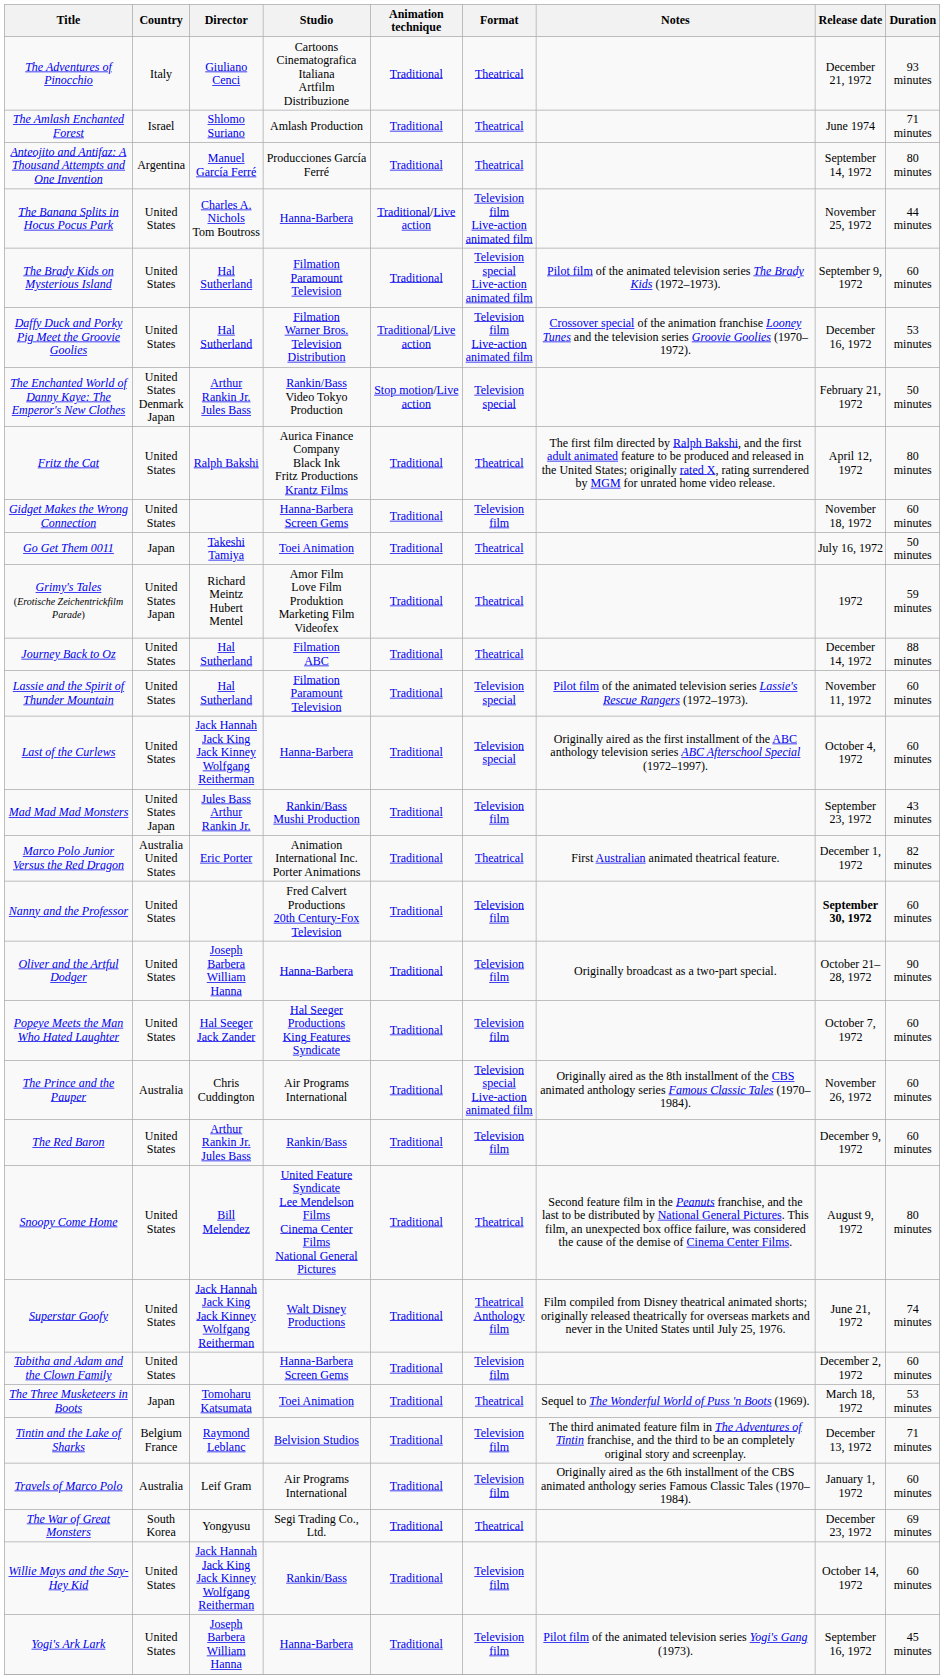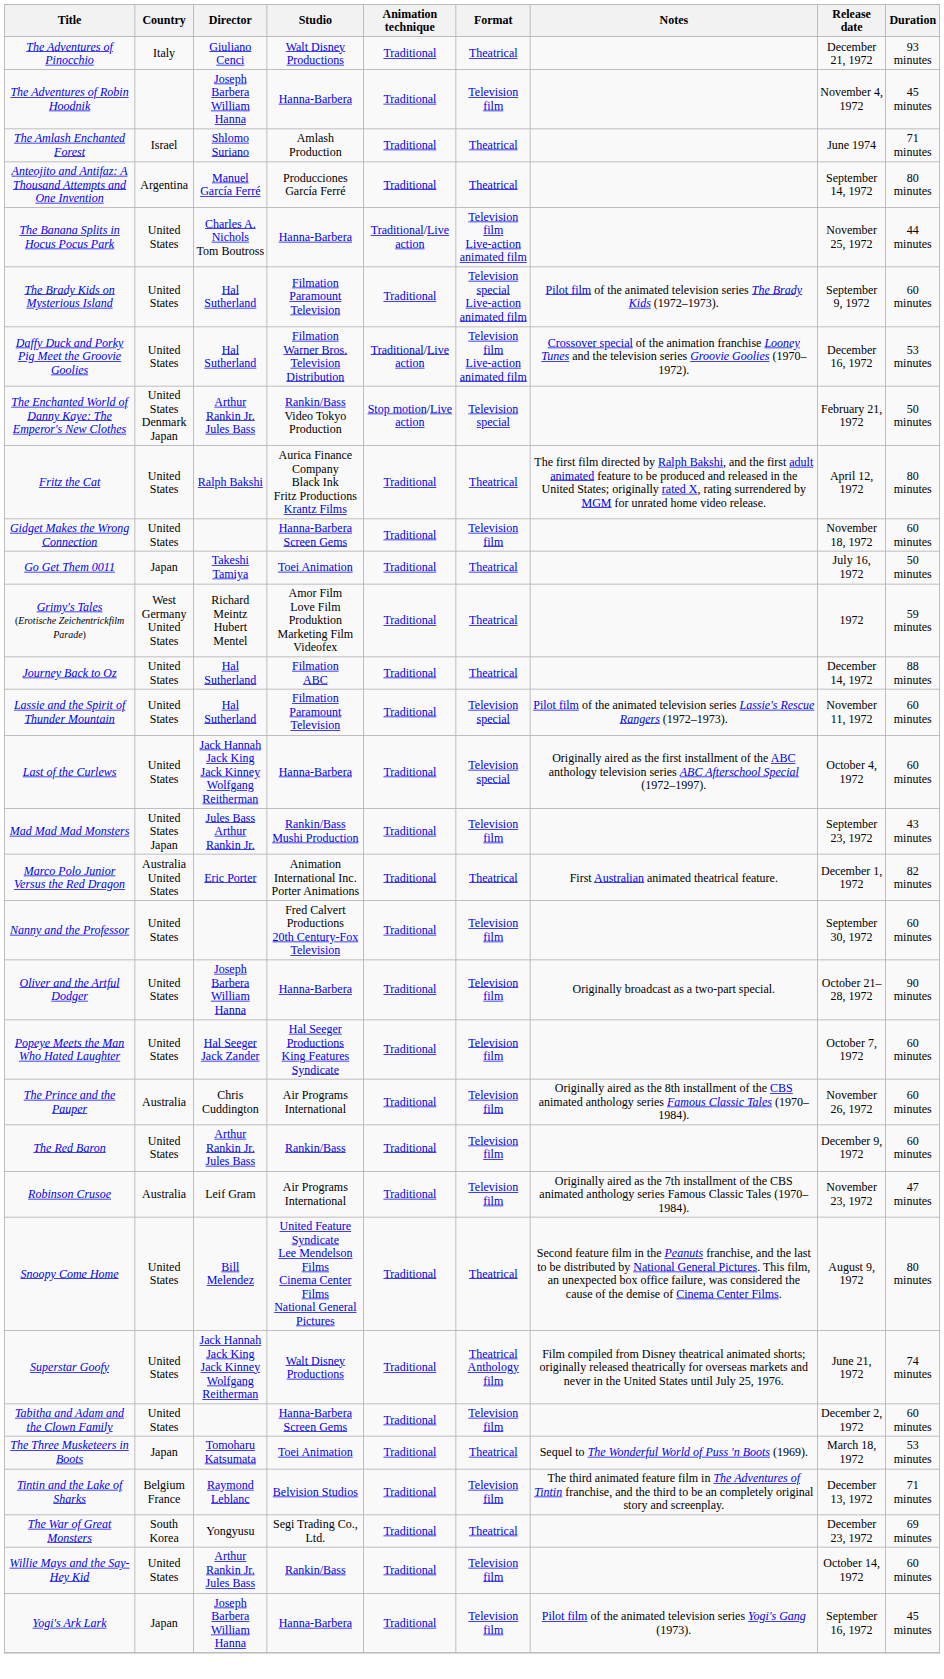(316, 73) Cartoons Cinematografica Italiana Artfilm Distribuzione -> (315, 53) Walt Disney Productions
+ row: (70, 99)
(161, 601) United States Japan -> (164, 620) West Germany United States
(850, 911) bold -> (852, 930) normal
(499, 1089) Television special Live-action animated film -> (493, 1102) Television film
+ row: (70, 1194)
- row: (68, 1486)
(226, 1578) Jack Hannah Jack King Jack Kinney Wolfgang Reitherman -> (230, 1570) Arthur Rankin Jr. Jules Bass
(161, 1644) United States -> (164, 1623) Japan
